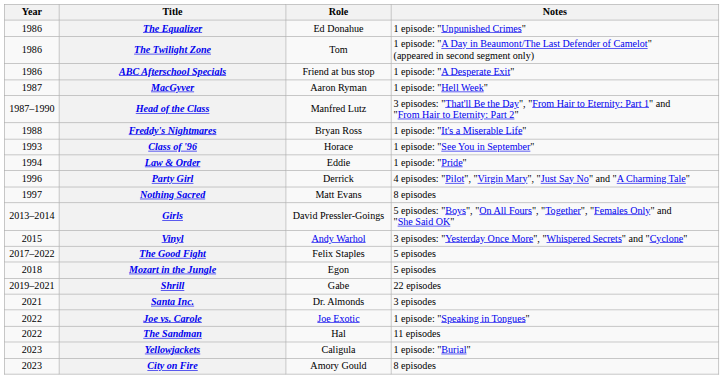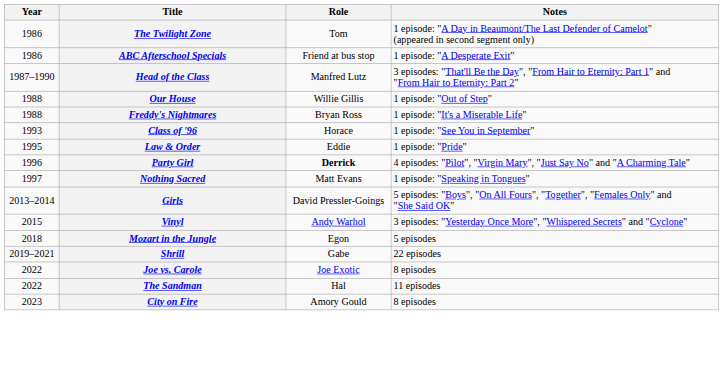- row: (173, 28)
- row: (173, 87)
+ row: (173, 99)
(32, 163) 1994 -> (32, 147) 1995
(338, 179) normal -> (338, 163) bold
(415, 195) 8 episodes -> (462, 179) 1 episode: "Speaking in Tongues"
- row: (173, 254)
- row: (173, 302)
(462, 318) 1 episode: "Speaking in Tongues" -> (415, 270) 8 episodes
- row: (173, 350)
